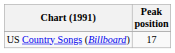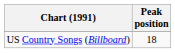(151, 39) 17 -> (151, 39) 18
